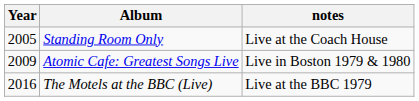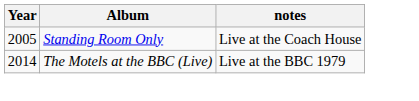- row: (141, 61)
(22, 84) 2016 -> (22, 61) 2014
